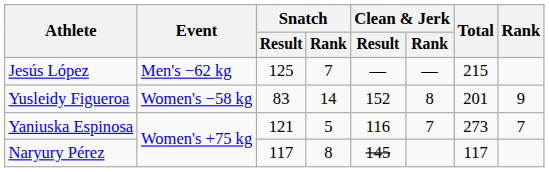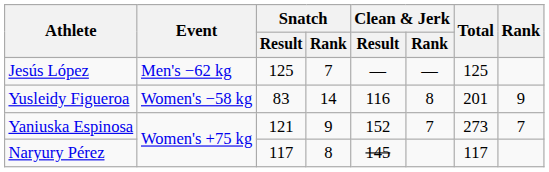(476, 71) 215 -> (476, 71) 125
(378, 99) 152 -> (378, 99) 116
(328, 126) 5 -> (328, 126) 9
(378, 126) 116 -> (378, 126) 152
